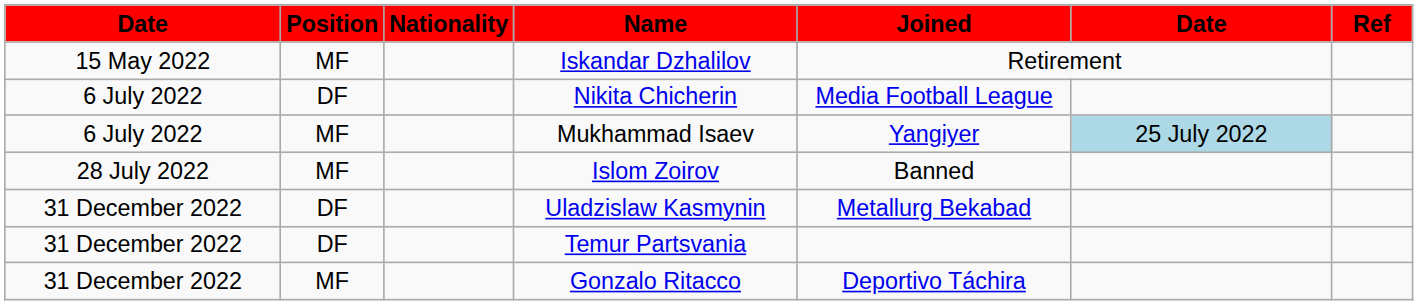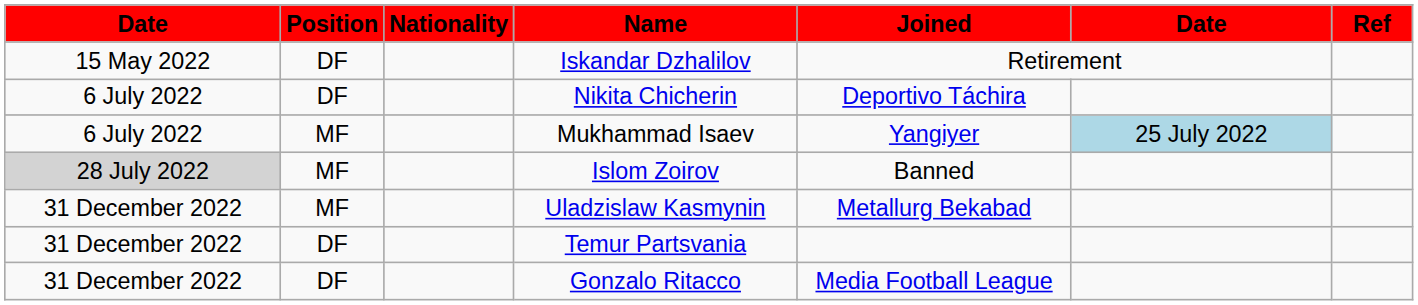(332, 60) MF -> (332, 60) DF
(934, 97) Media Football League -> (934, 97) Deportivo Táchira
(143, 171) no background -> (143, 171) lightgrey background
(332, 208) DF -> (332, 208) MF
(332, 282) MF -> (332, 282) DF
(934, 282) Deportivo Táchira -> (934, 282) Media Football League
